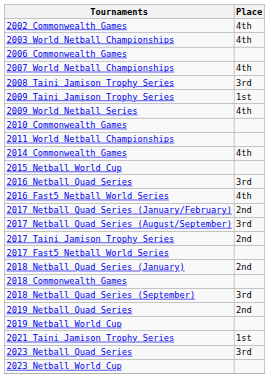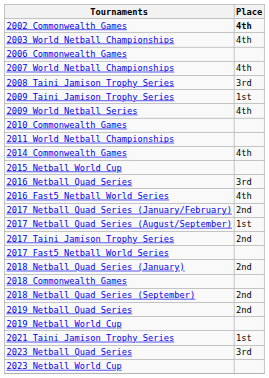(244, 26) normal -> (244, 26) bold
(244, 224) 3rd -> (244, 224) 1st
(244, 295) 3rd -> (244, 295) 2nd
